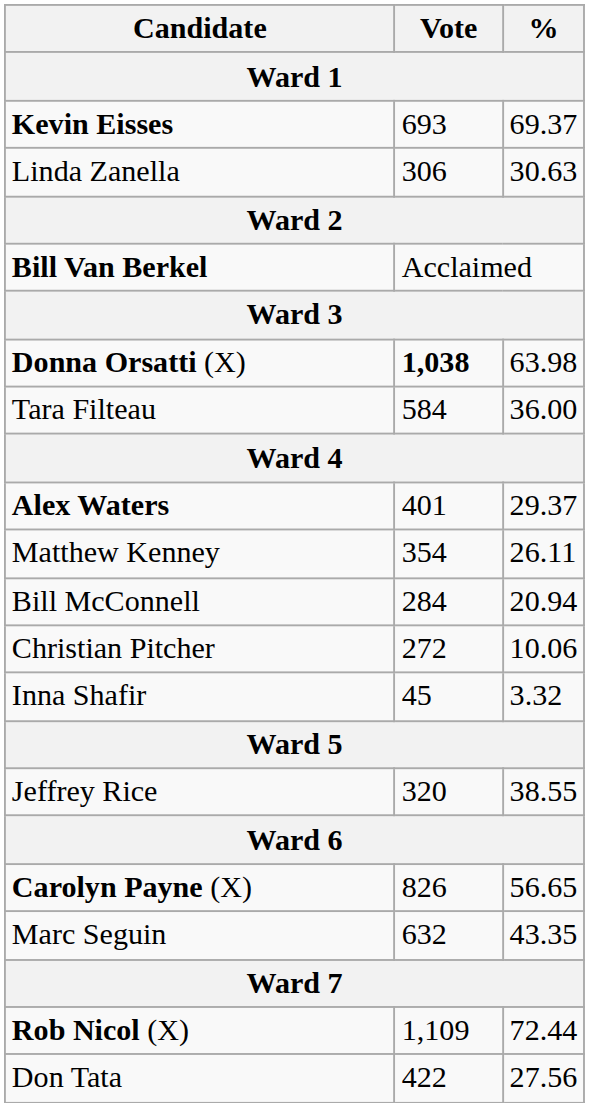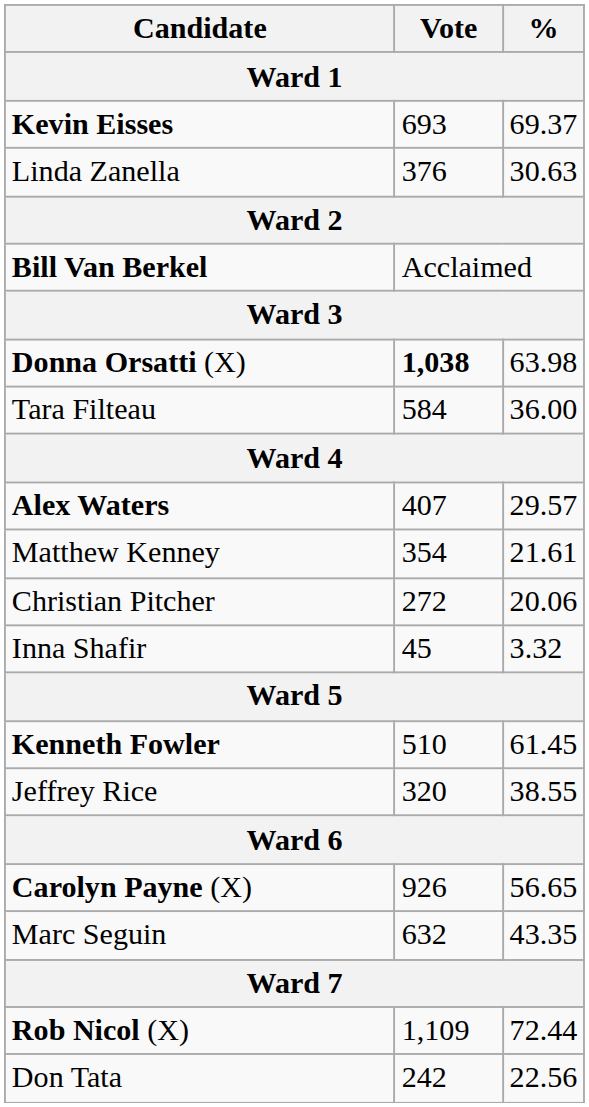(424, 171) 306 -> (424, 171) 376
(424, 505) 401 -> (424, 505) 407
(543, 505) 29.37 -> (543, 505) 29.57
(543, 553) 26.11 -> (543, 553) 21.61
- row: (106, 600)
(543, 648) 10.06 -> (543, 600) 20.06
+ row: (116, 743)
(424, 887) 826 -> (424, 887) 926
(424, 1077) 422 -> (424, 1077) 242
(543, 1077) 27.56 -> (543, 1077) 22.56
